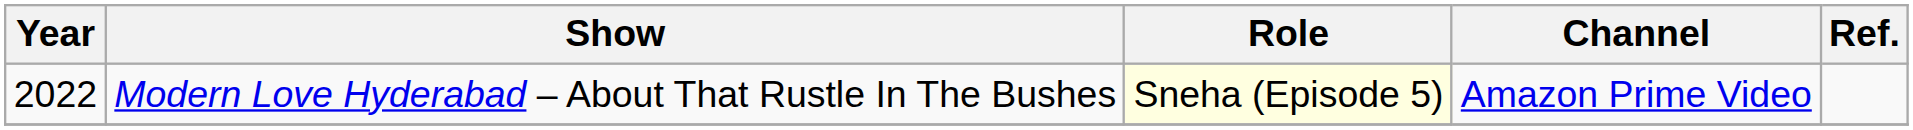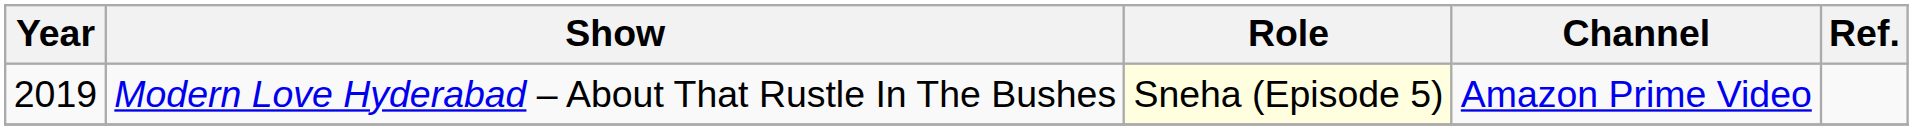(55, 93) 2022 -> (55, 93) 2019
